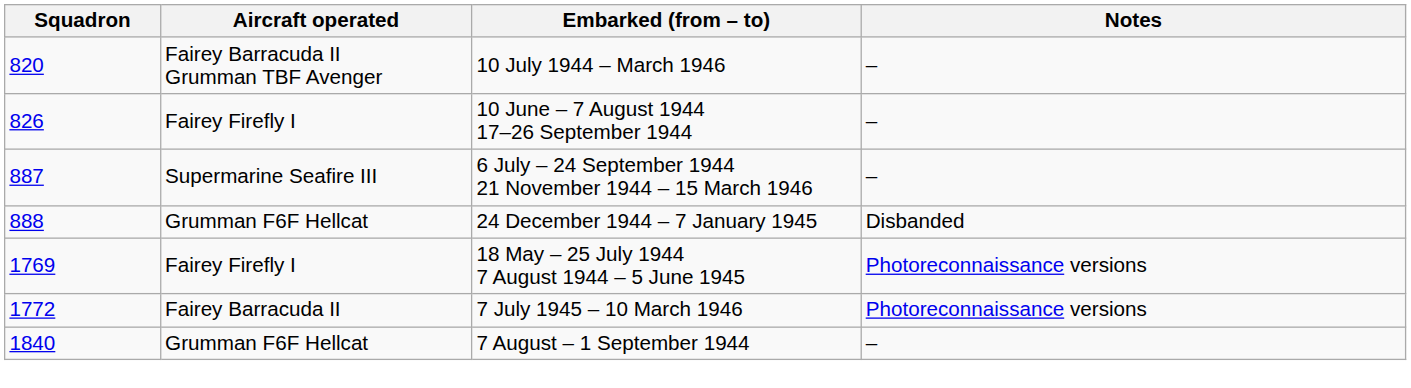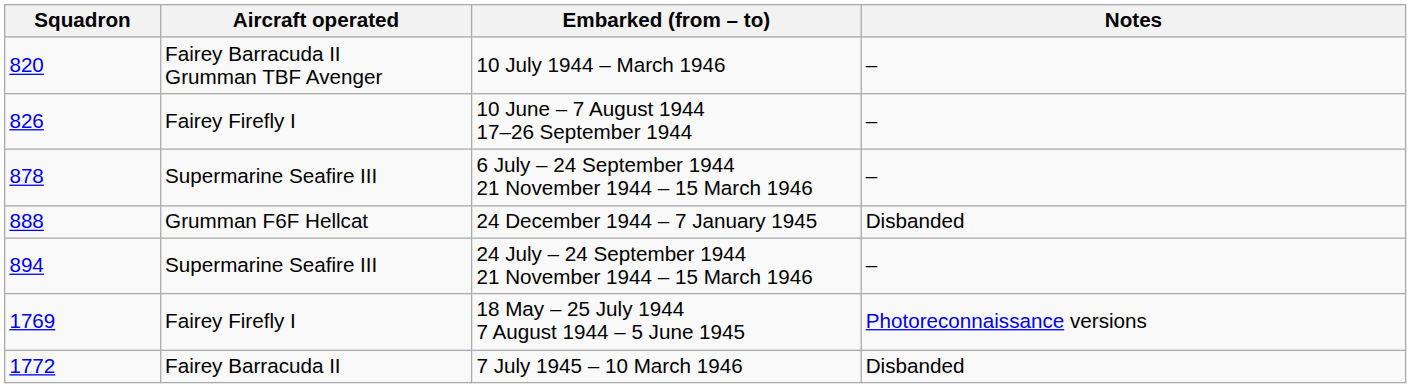(27, 177) 887 -> (27, 177) 878
+ row: (645, 265)
(1006, 310) Photoreconnaissance versions -> (915, 366) Disbanded
- row: (613, 342)
